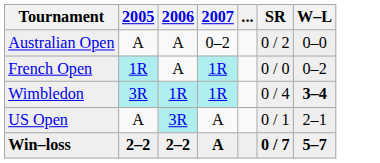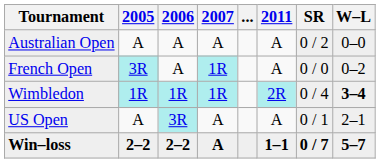+ column: (277, 17)
(218, 42) 0–2 -> (218, 42) A
(138, 68) 1R -> (138, 68) 3R
(138, 94) 3R -> (138, 94) 1R
